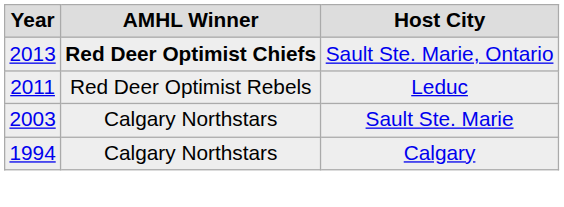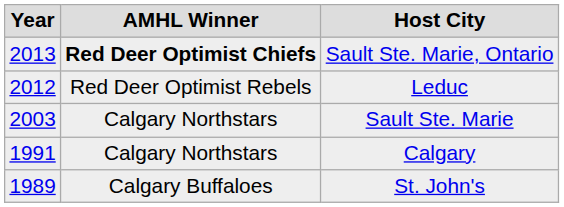(33, 86) 2011 -> (33, 86) 2012
(33, 152) 1994 -> (33, 152) 1991
+ row: (440, 185)
